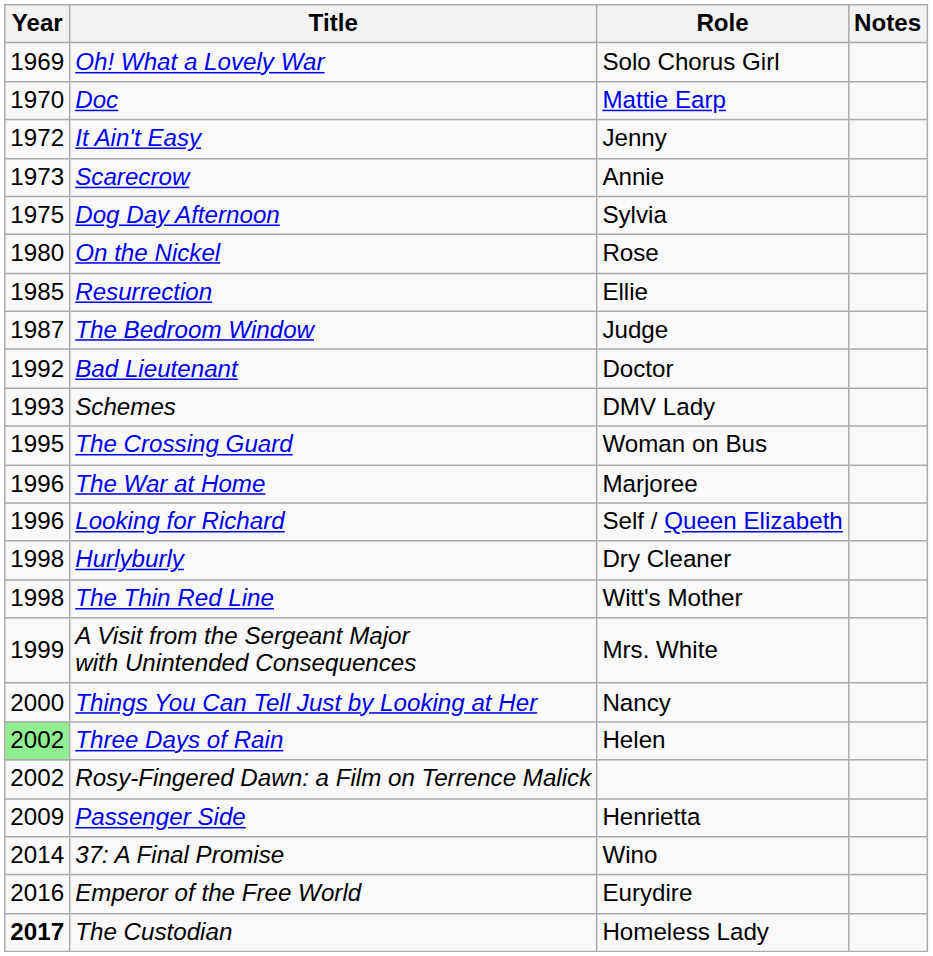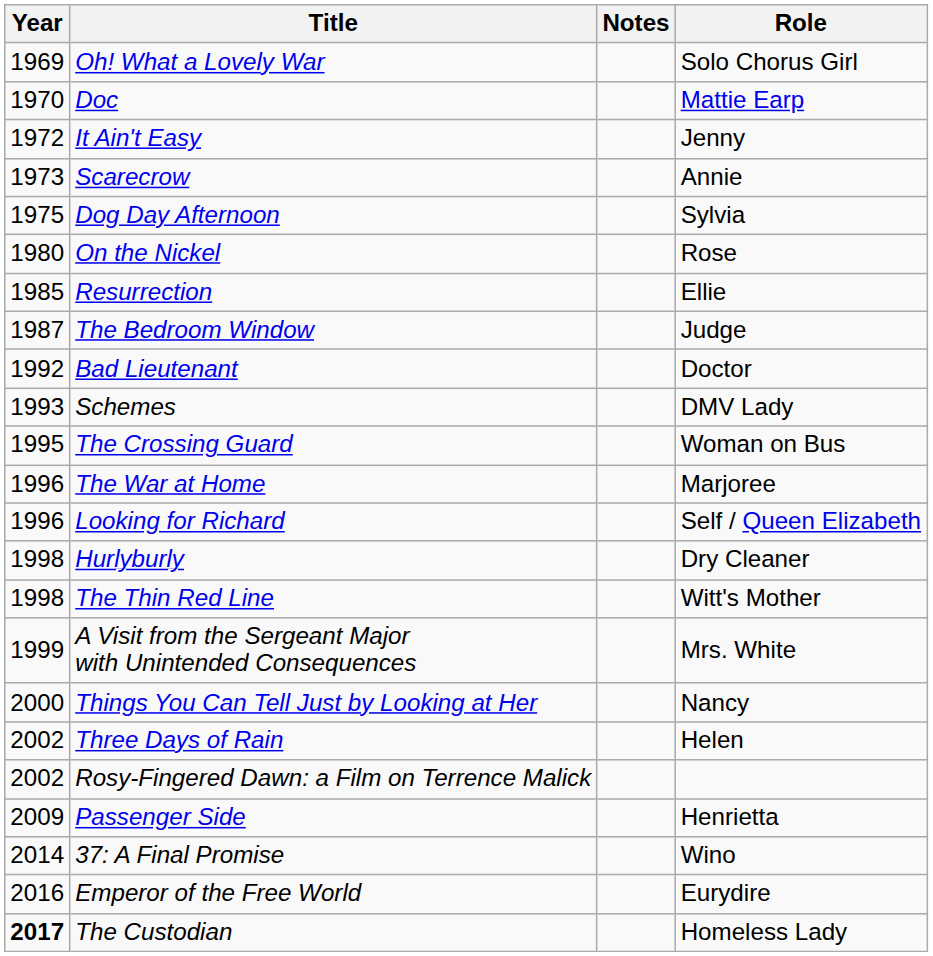columns swapped: (723, 23) <-> (888, 23)
(37, 740) lightgreen background -> (37, 740) no background
